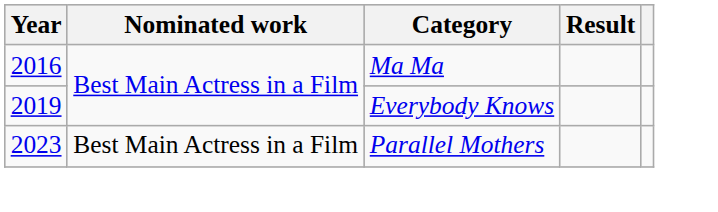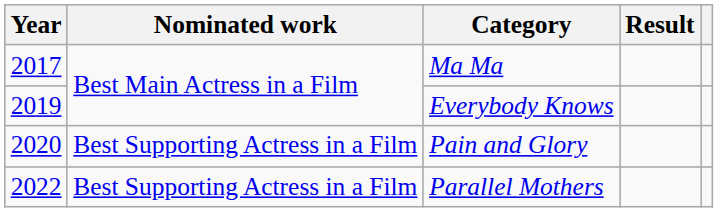(36, 65) 2016 -> (36, 65) 2017
+ row: (508, 145)
(36, 145) 2023 -> (36, 186) 2022
(216, 145) Best Main Actress in a Film -> (245, 186) Best Supporting Actress in a Film
